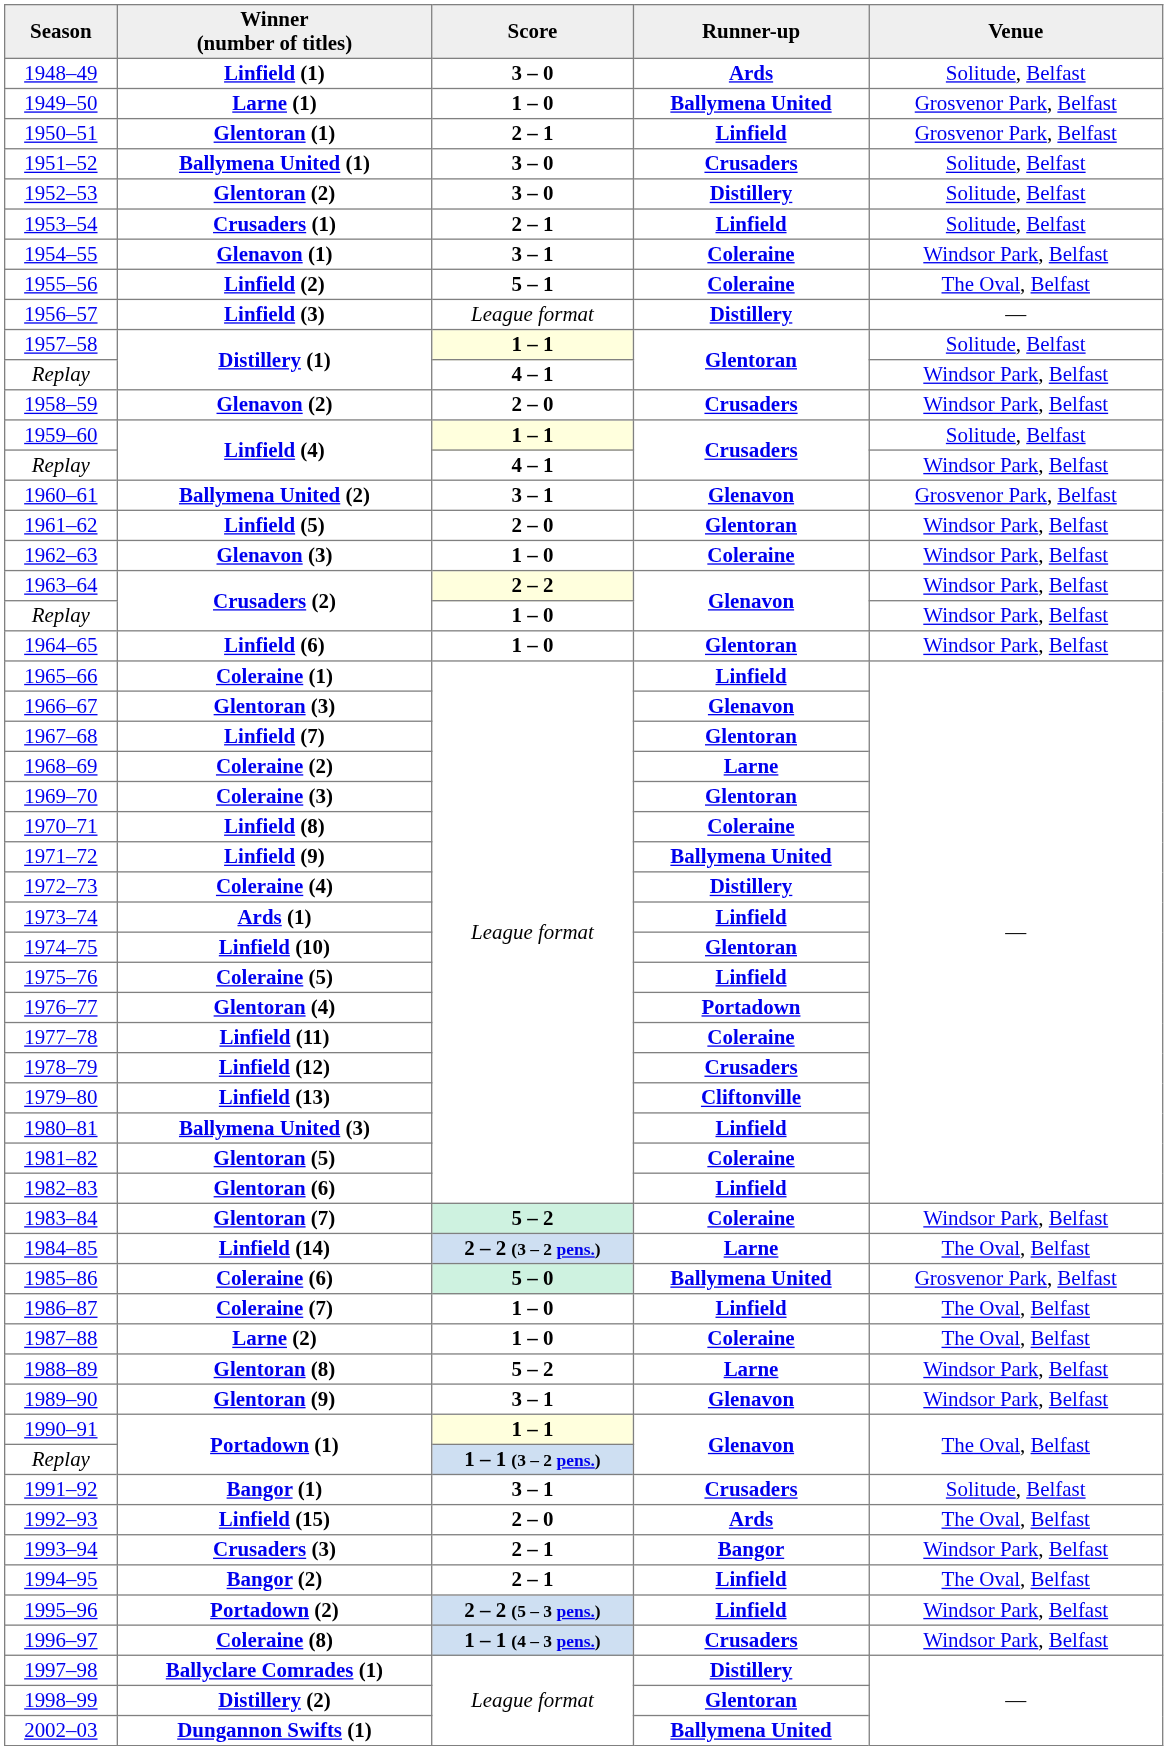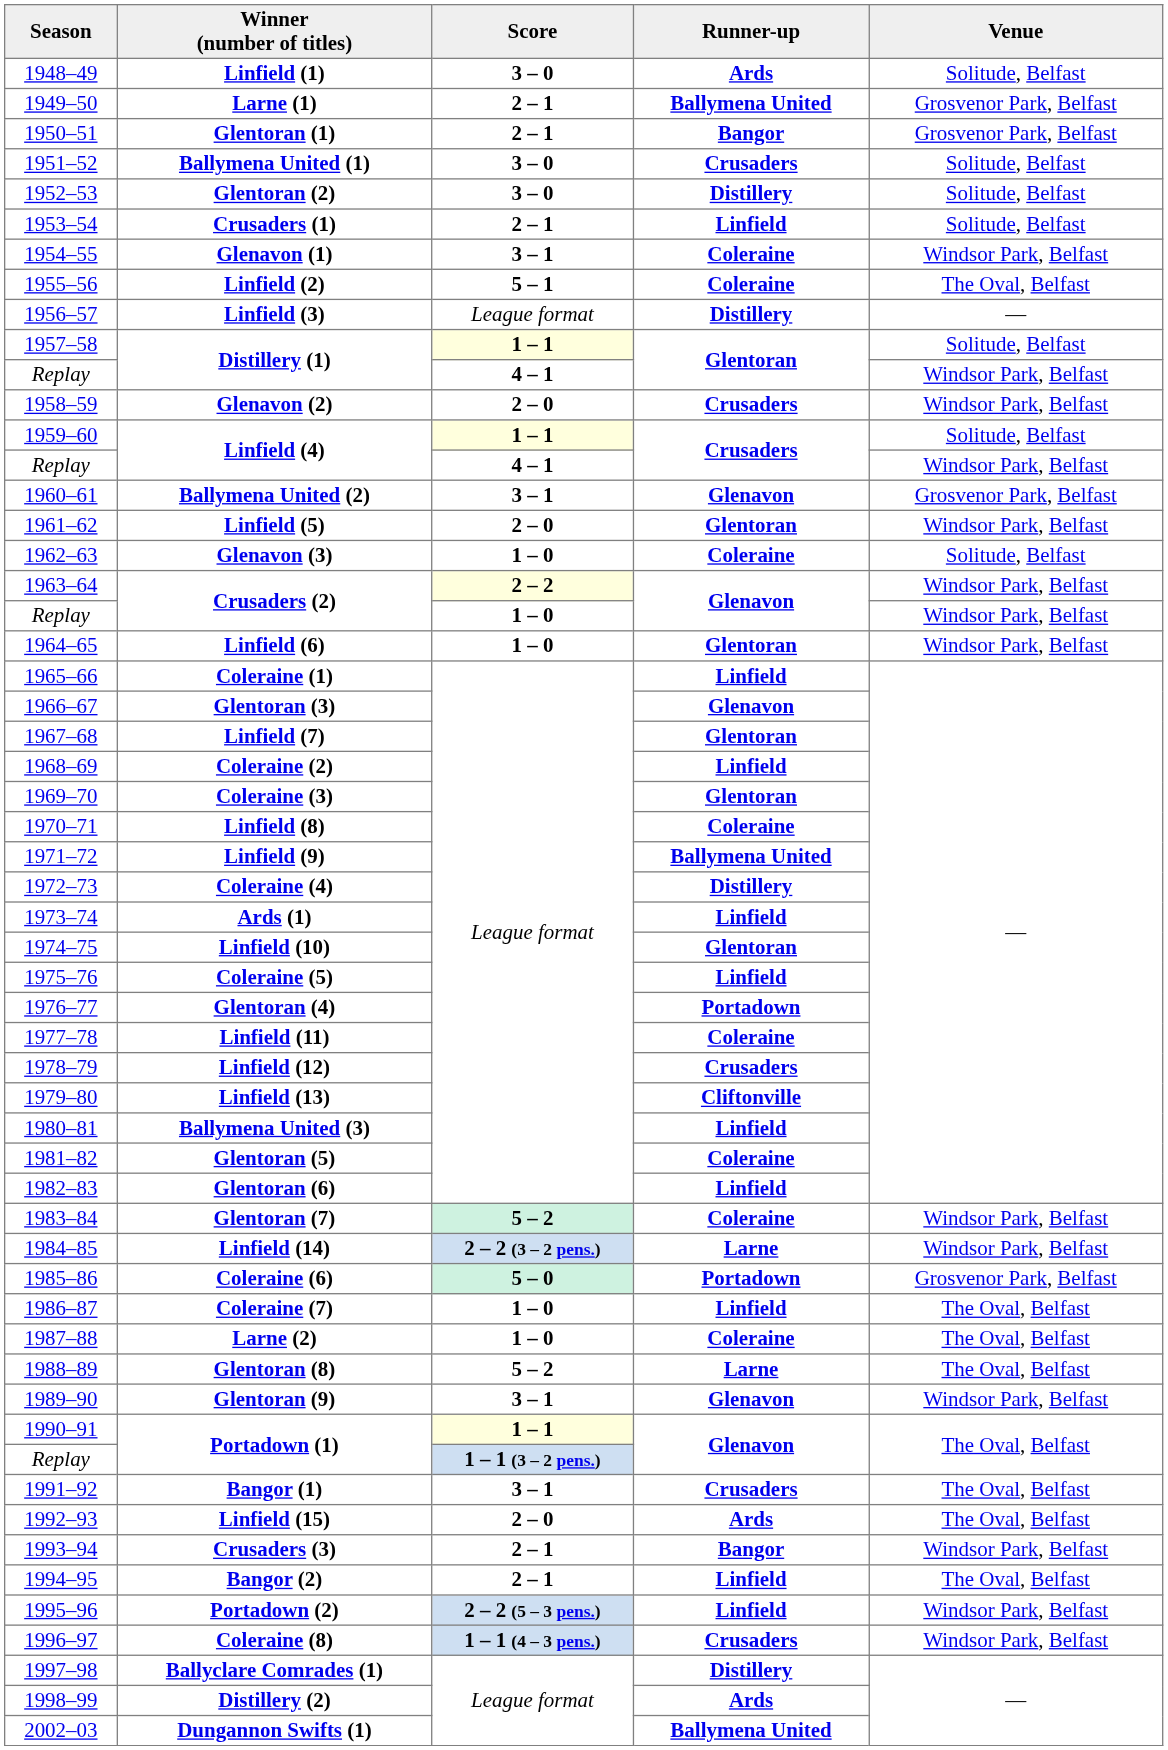(532, 103) 1 – 0 -> (532, 103) 2 – 1
(751, 133) Linfield -> (751, 133) Bangor
(1016, 555) Windsor Park, Belfast -> (1016, 555) Solitude, Belfast
(751, 766) Larne -> (751, 766) Linfield
(1016, 1248) The Oval, Belfast -> (1016, 1248) Windsor Park, Belfast
(751, 1278) Ballymena United -> (751, 1278) Portadown
(1016, 1368) Windsor Park, Belfast -> (1016, 1368) The Oval, Belfast
(1016, 1489) Solitude, Belfast -> (1016, 1489) The Oval, Belfast
(751, 1700) Glentoran -> (751, 1700) Ards
